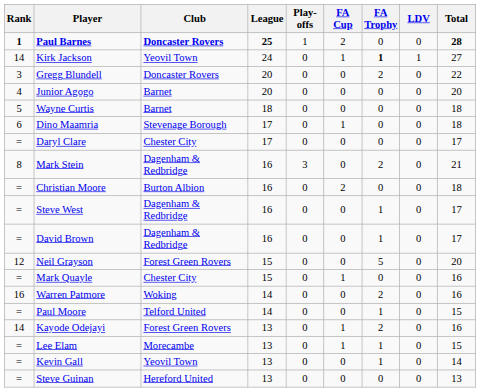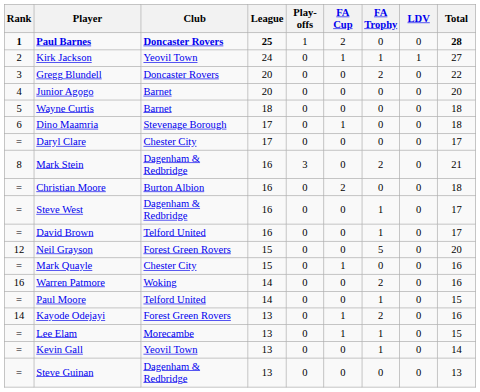(19, 58) 14 -> (19, 58) 2
(381, 58) bold -> (381, 58) normal
(172, 238) Dagenham & Redbridge -> (175, 232) Telford United
(178, 378) Hereford United -> (172, 372) Dagenham & Redbridge
